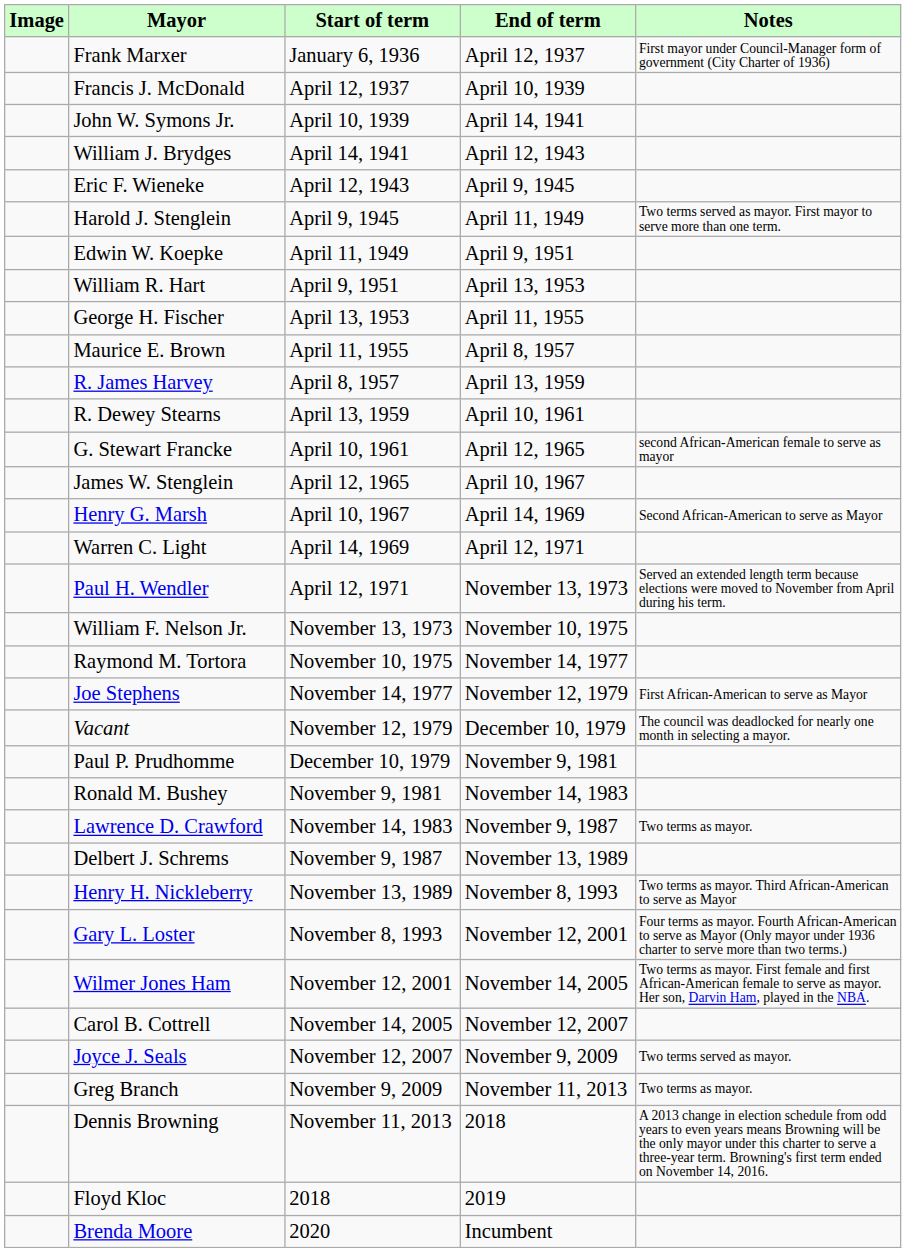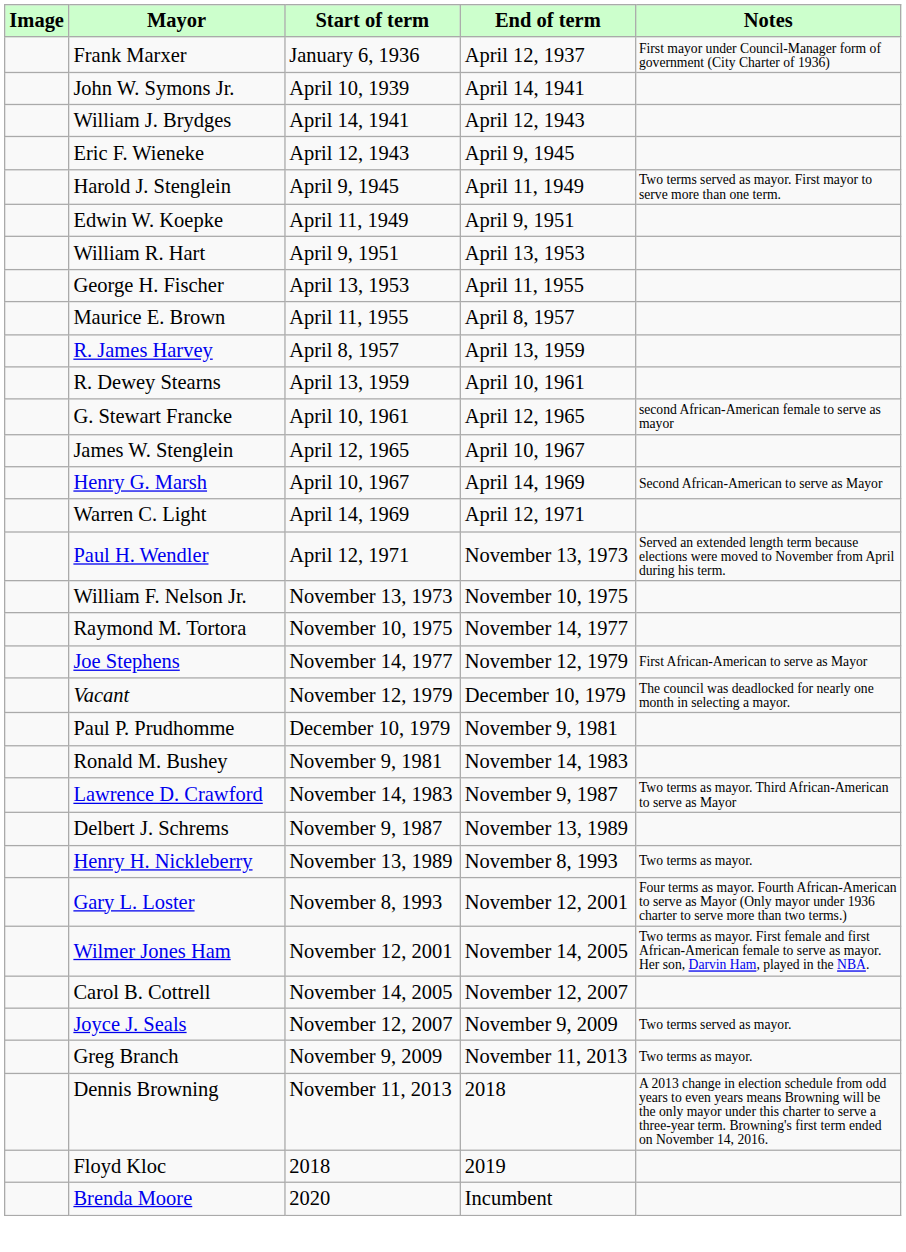- row: (159, 88)
(696, 826) Two terms as mayor. -> (764, 795) Two terms as mayor. Third African-American to serve as Mayor
(764, 893) Two terms as mayor. Third African-American to serve as Mayor -> (696, 861) Two terms as mayor.
